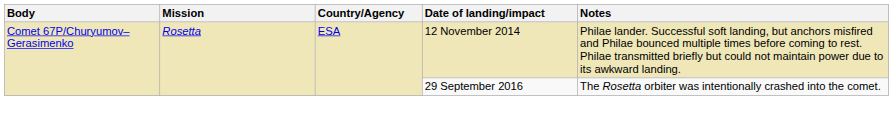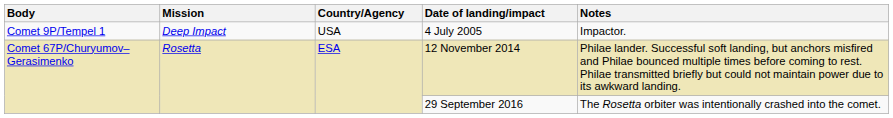+ row: (453, 31)
